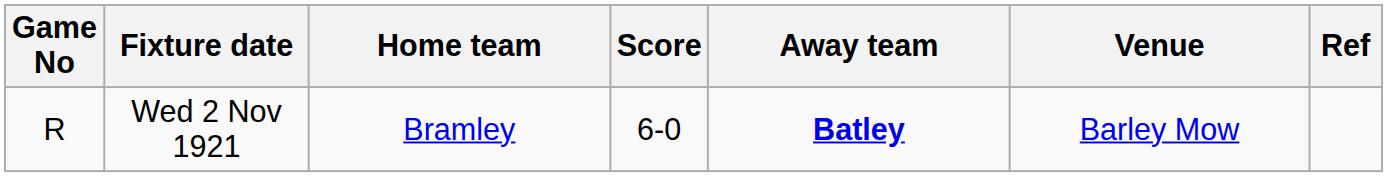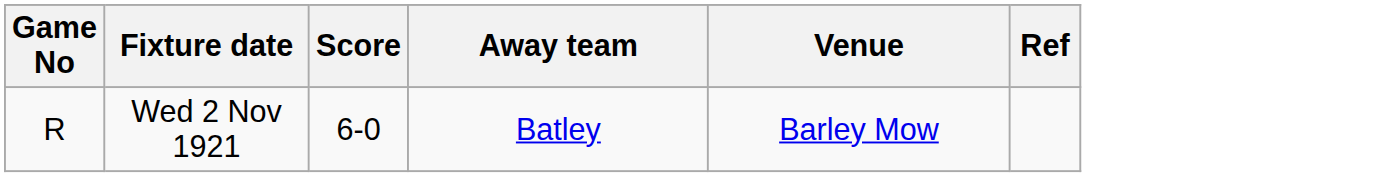- column: (459, 45)
(859, 128) bold -> (558, 128) normal
